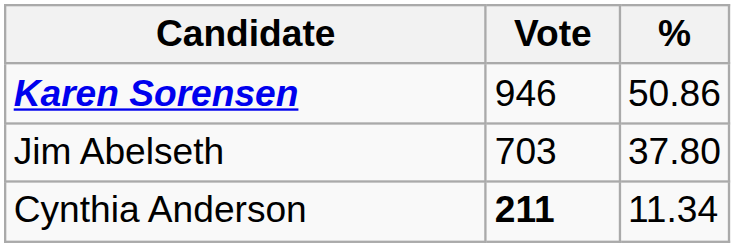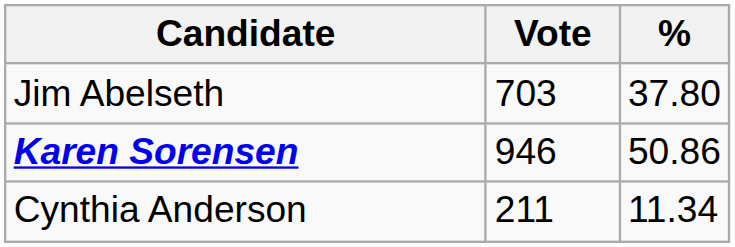rows swapped: (156, 92) <-> (119, 151)
(525, 210) bold -> (524, 210) normal
